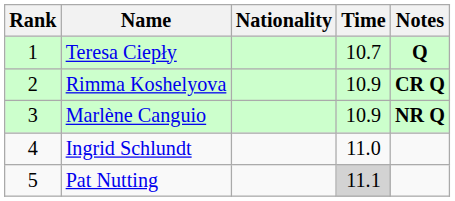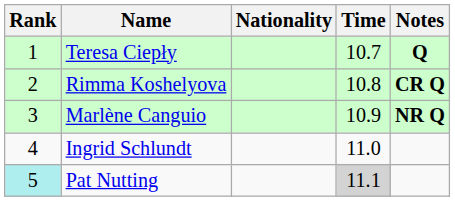(363, 84) 10.9 -> (363, 84) 10.8
(33, 180) no background -> (33, 180) paleturquoise background
